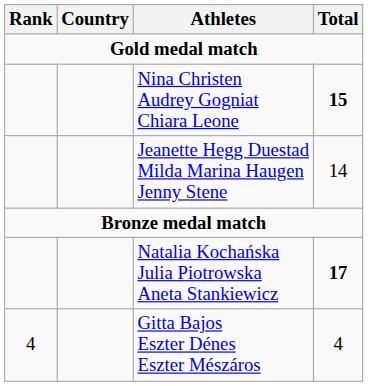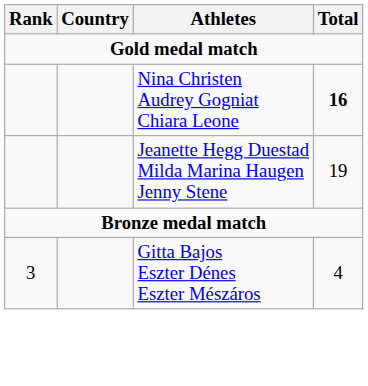(338, 99) 15 -> (338, 99) 16
(338, 171) 14 -> (338, 171) 19
- row: (208, 273)
(31, 344) 4 -> (31, 273) 3
